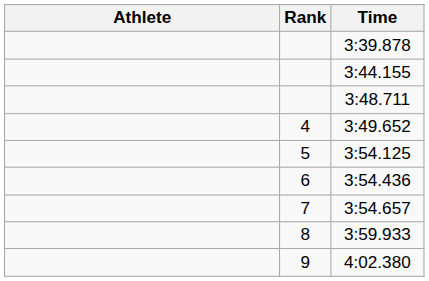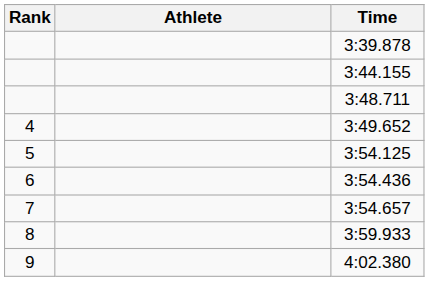columns swapped: (305, 18) <-> (142, 18)
